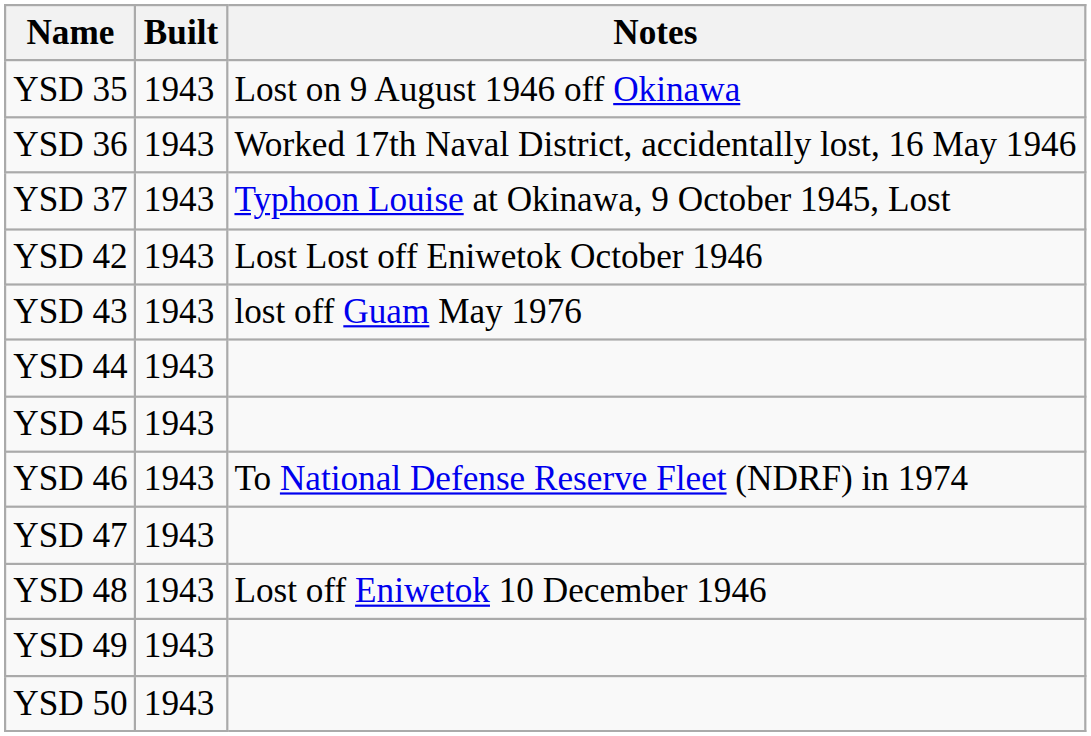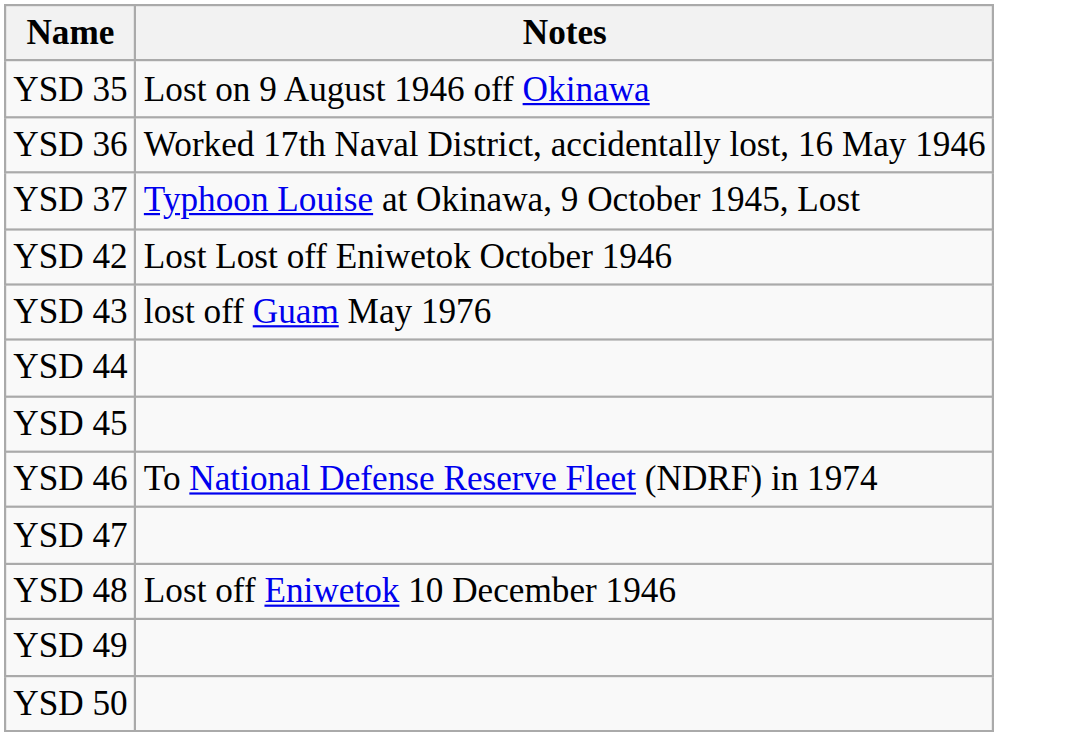- column: (181, 32)
